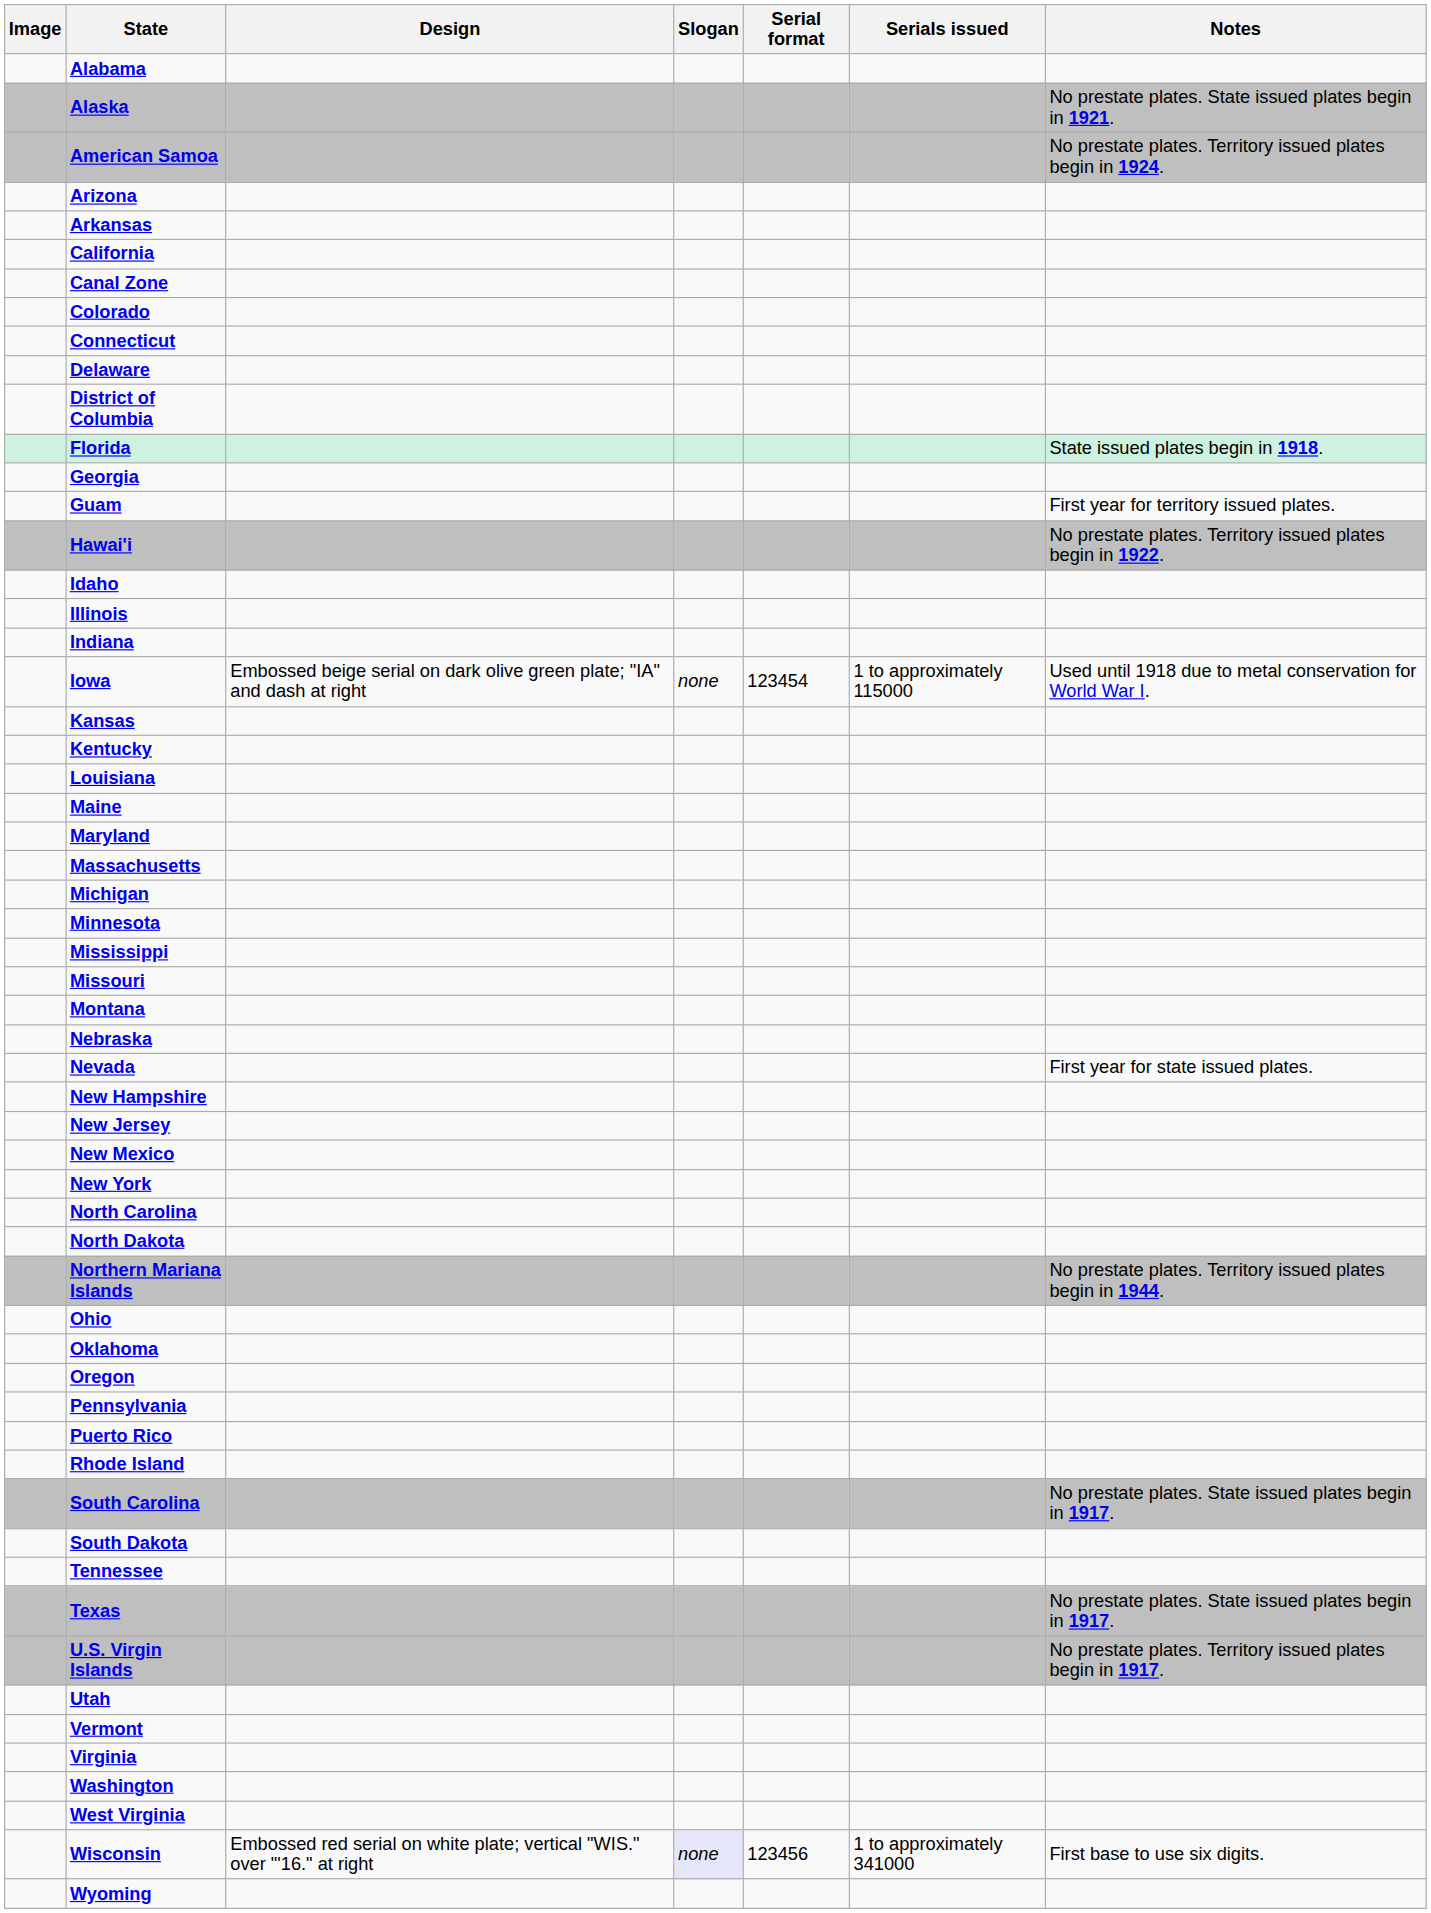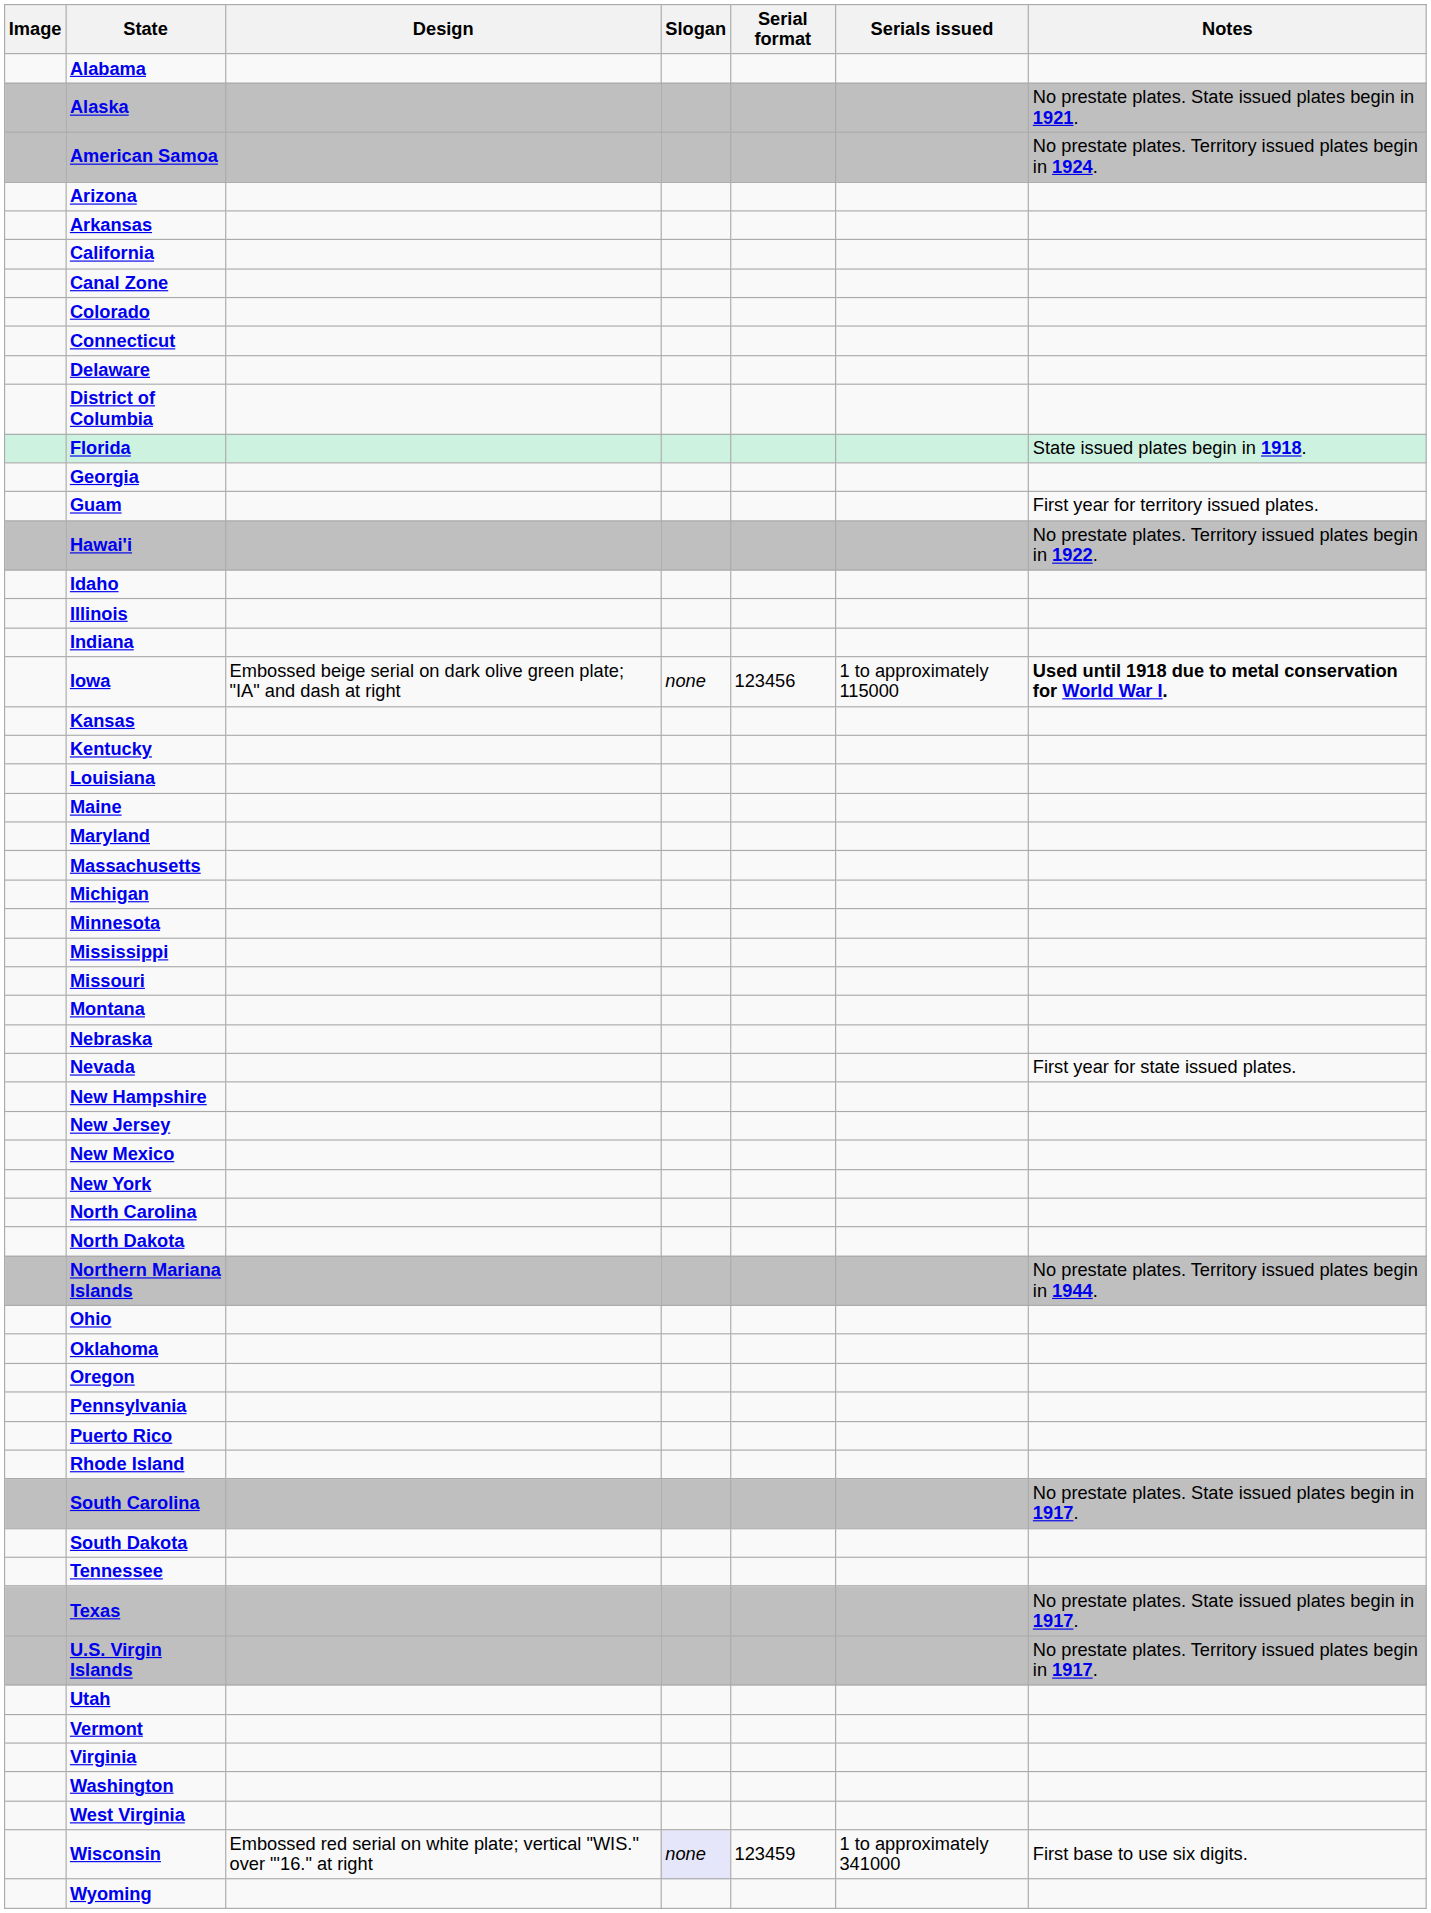(778, 681) 123454 -> (765, 681) 123456
(1233, 681) normal -> (1215, 681) bold
(778, 1854) 123456 -> (765, 1854) 123459
